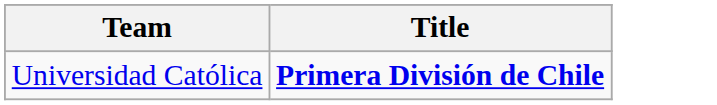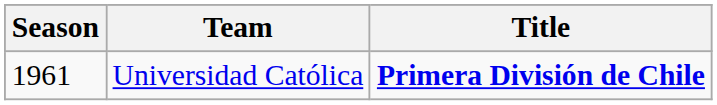+ column: (55, 27)
